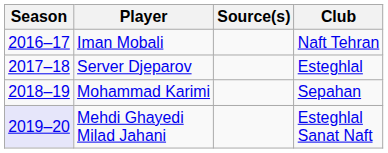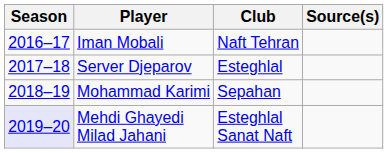columns swapped: (339, 17) <-> (254, 17)
